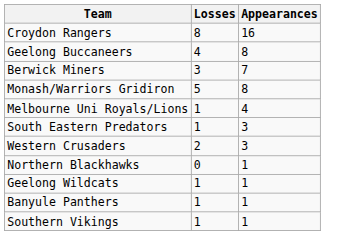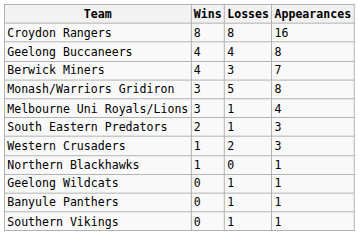+ column: (208, 14)
